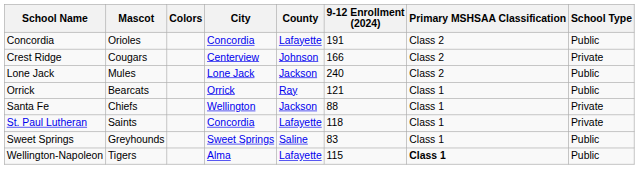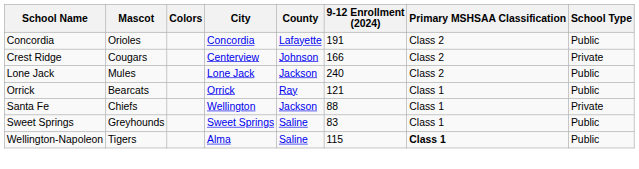- row: (47, 123)
(300, 156) Lafayette -> (293, 139) Saline
